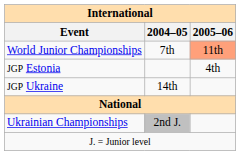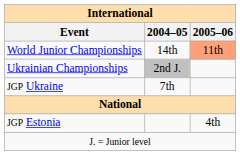(167, 50) 7th -> (167, 50) 14th
rows swapped: (34, 68) <-> (67, 123)
(167, 86) 14th -> (167, 86) 7th
